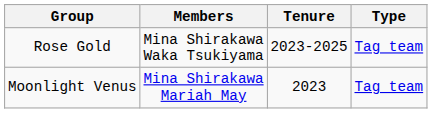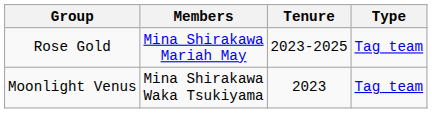(204, 48) Mina Shirakawa Waka Tsukiyama -> (204, 48) Mina Shirakawa Mariah May
(204, 88) Mina Shirakawa Mariah May -> (204, 88) Mina Shirakawa Waka Tsukiyama
